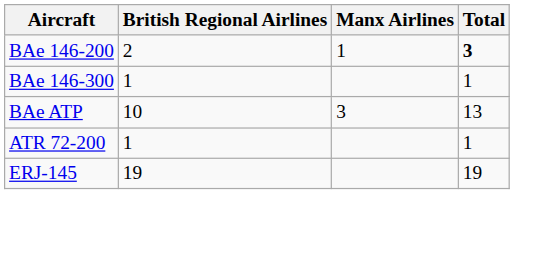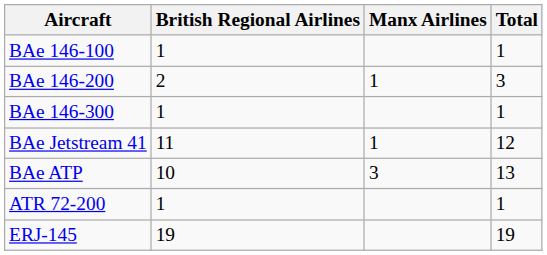+ row: (61, 50)
(468, 50) bold -> (500, 81) normal
+ row: (78, 142)
